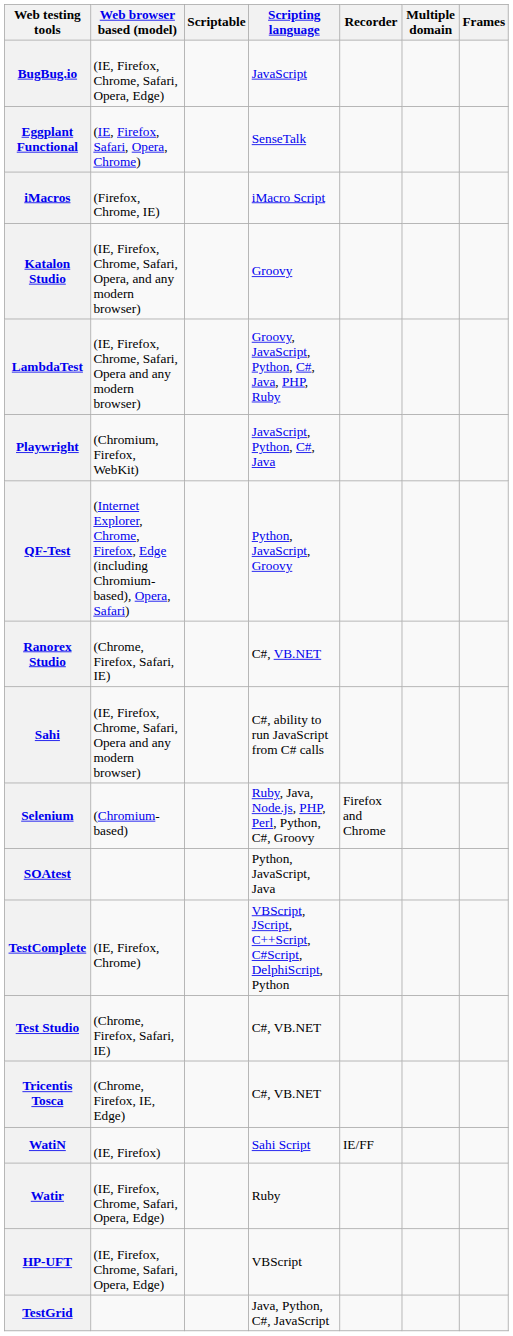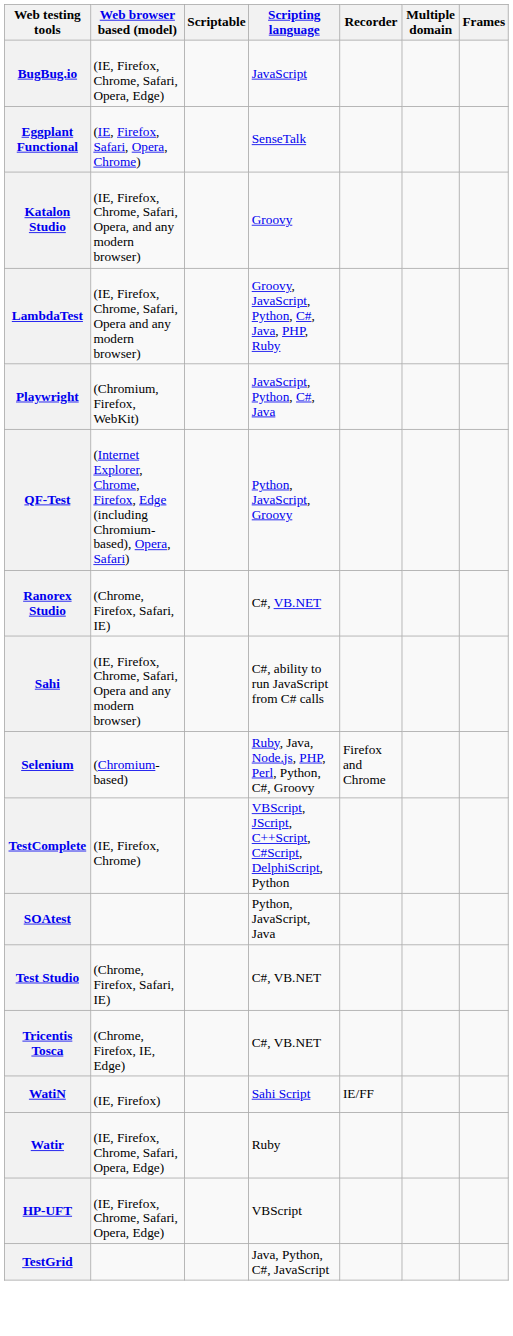- row: (47, 197)
rows swapped: (47, 874) <-> (47, 947)
